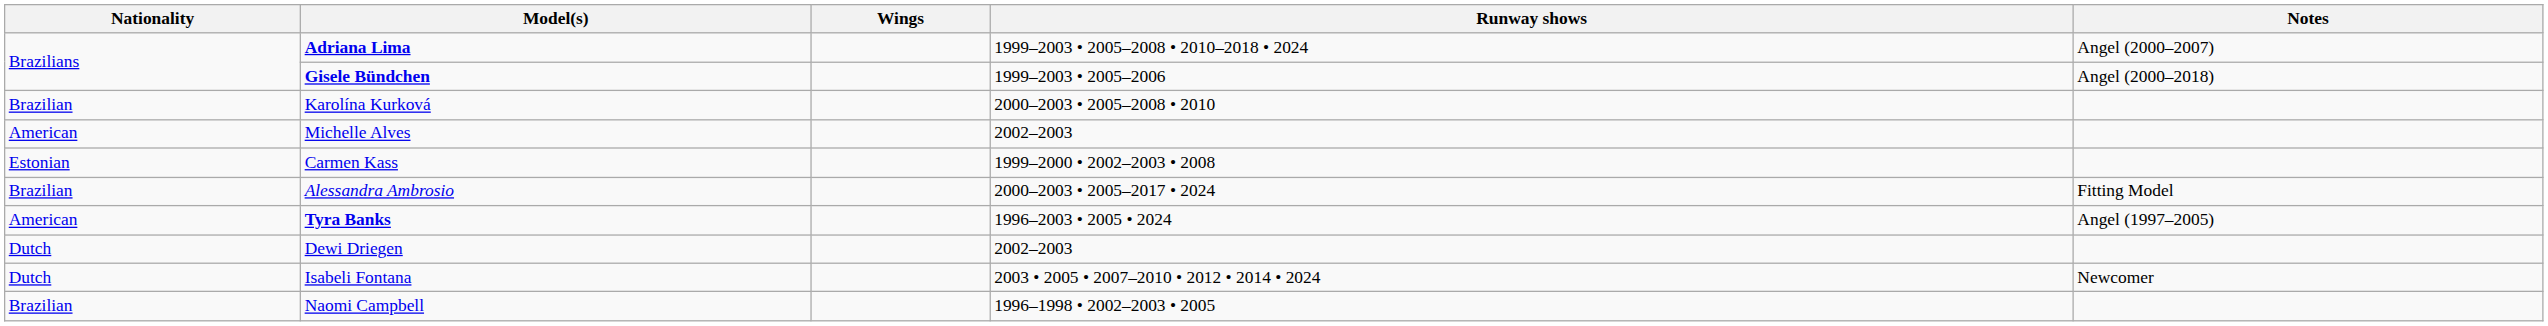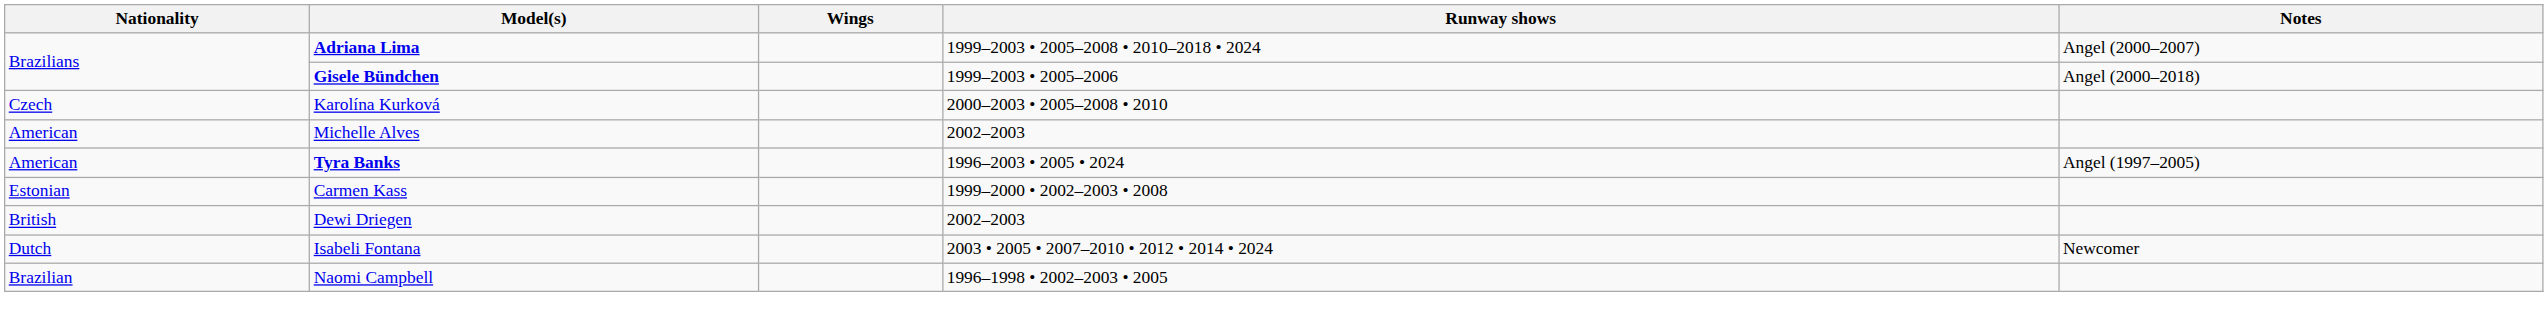(41, 104) Brazilian -> (30, 104) Czech
rows swapped: (348, 219) <-> (351, 162)
- row: (379, 190)
(30, 248) Dutch -> (32, 219) British
